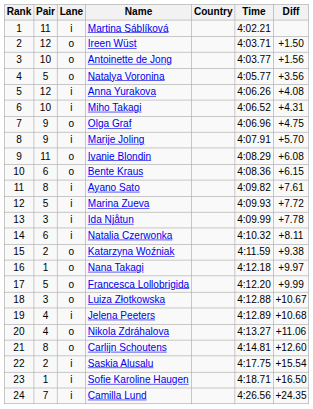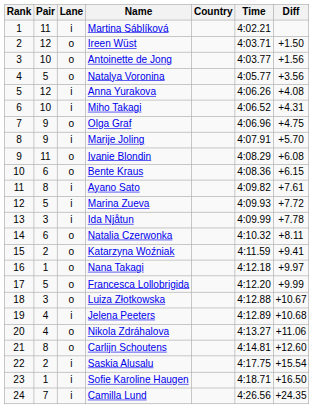(71, 236) i -> (71, 236) o
(291, 252) +9.38 -> (291, 252) +9.41
